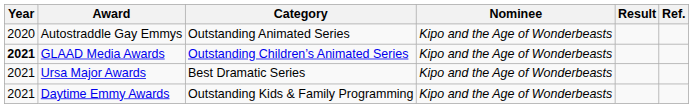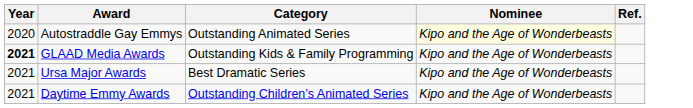- column: (637, 14)
(516, 34) no background -> (516, 34) lightyellow background
(298, 53) Outstanding Children’s Animated Series -> (301, 53) Outstanding Kids & Family Programming
(301, 93) Outstanding Kids & Family Programming -> (298, 93) Outstanding Children’s Animated Series
